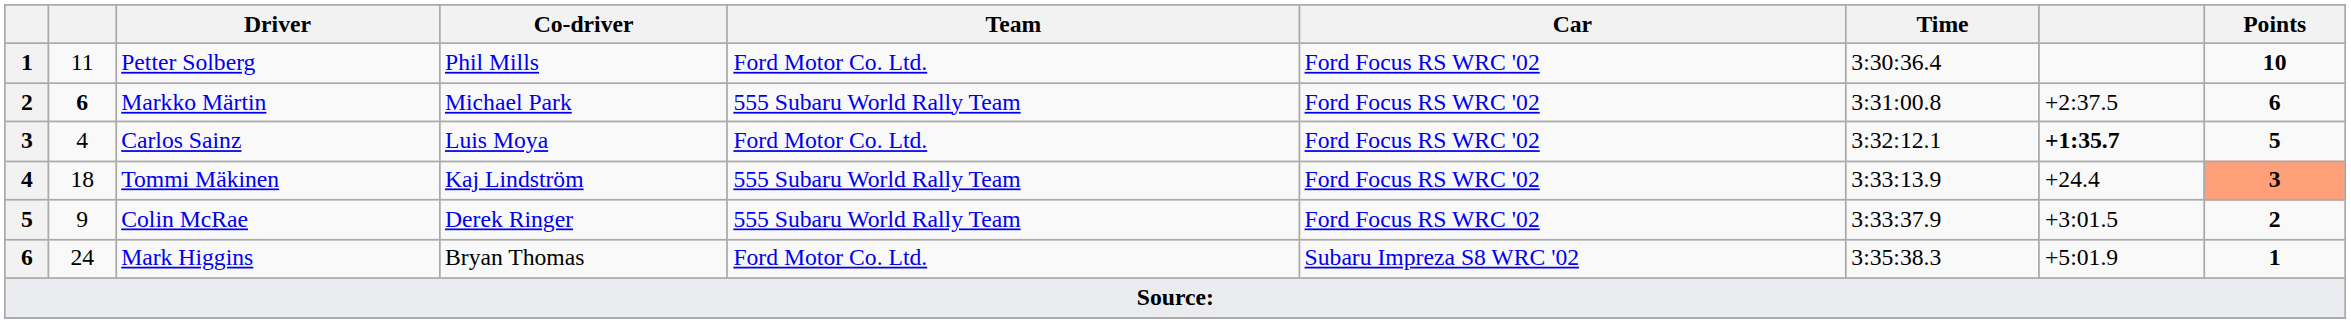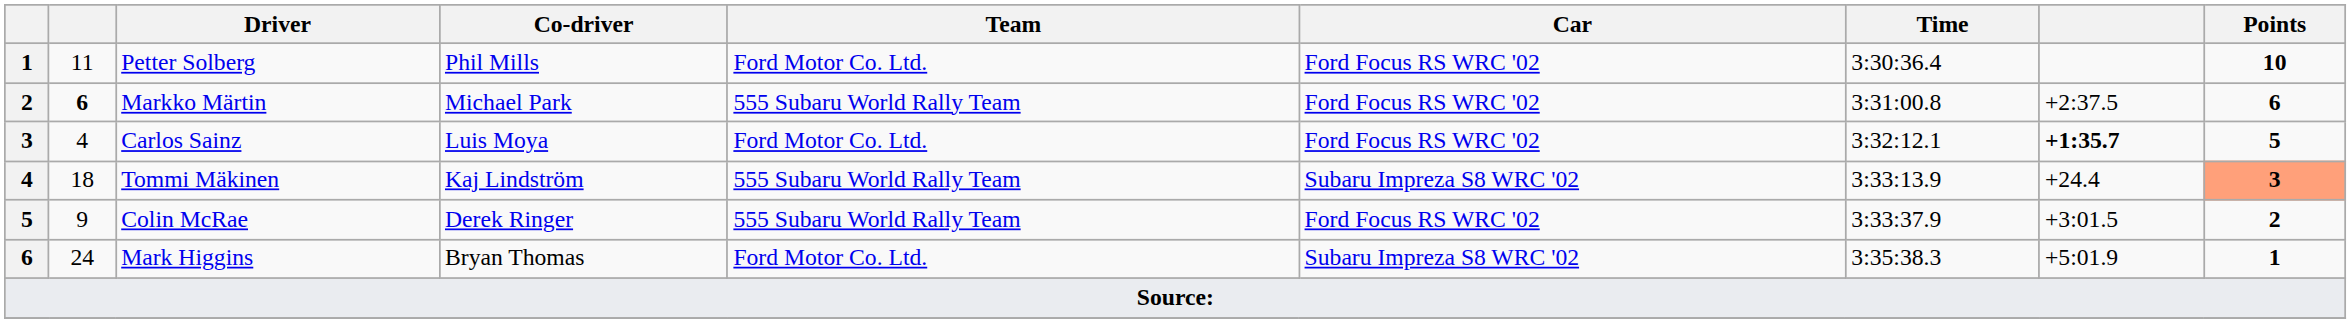(1422, 179) Ford Focus RS WRC '02 -> (1442, 179) Subaru Impreza S8 WRC '02
